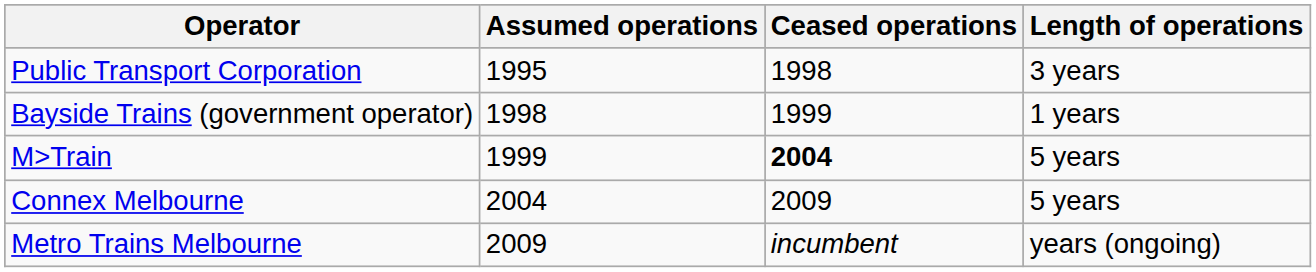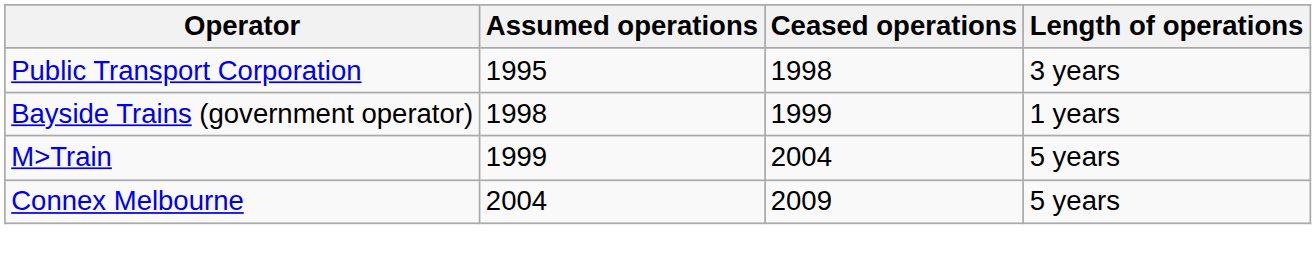(801, 157) bold -> (801, 157) normal
- row: (157, 244)
